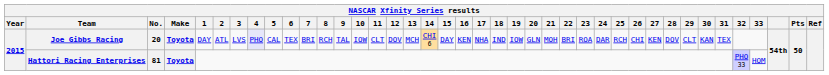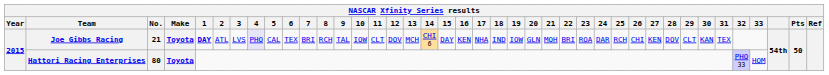(156, 39) 20 -> (156, 39) 21
(204, 39) normal -> (204, 39) bold
(156, 60) 81 -> (156, 60) 80
